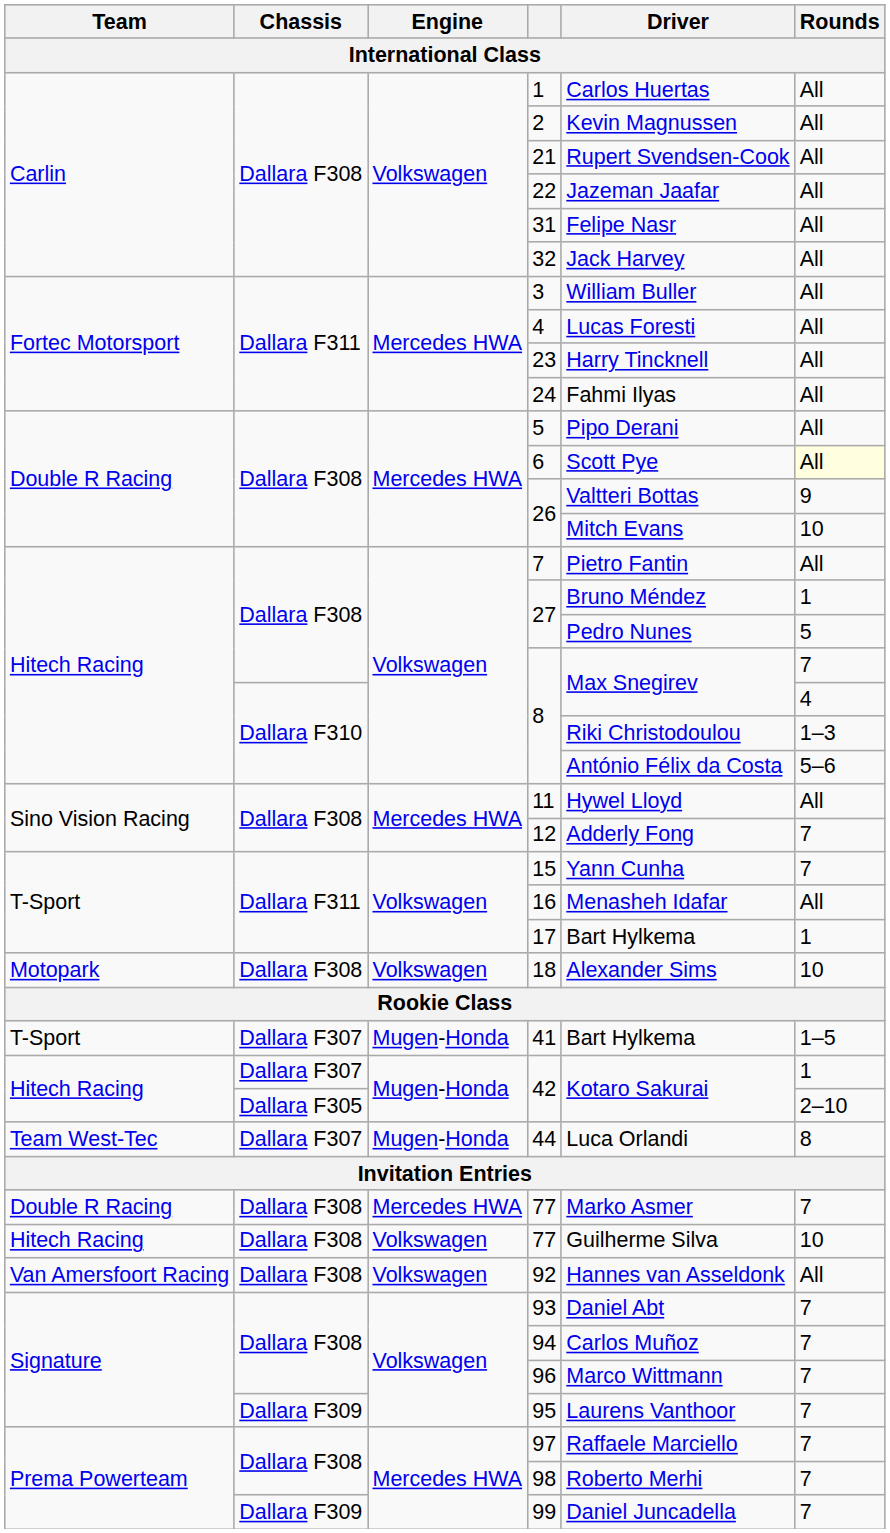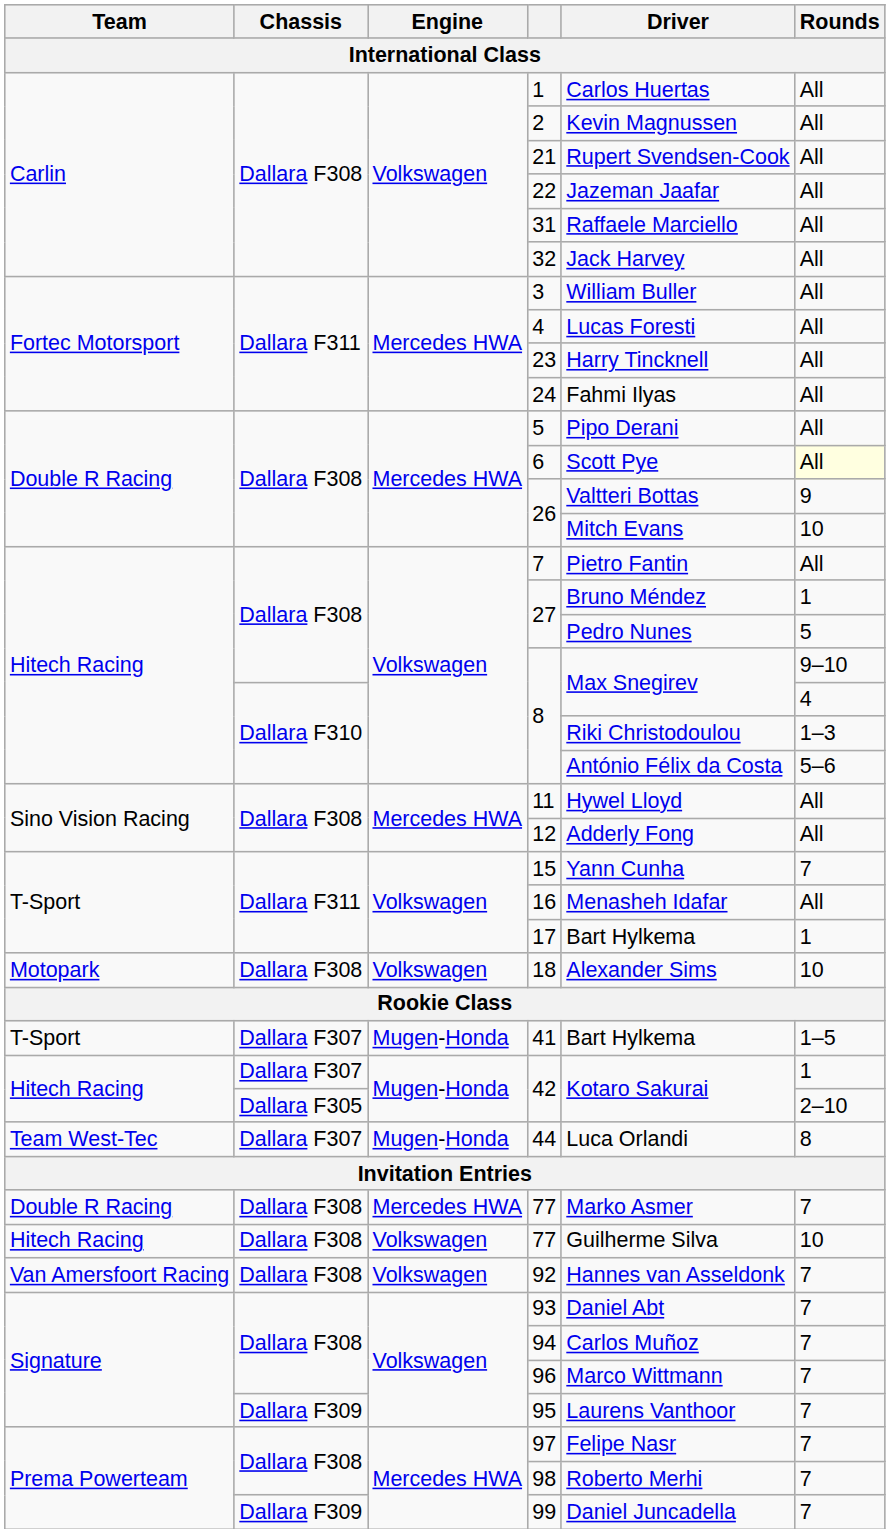(621, 225) Felipe Nasr -> (652, 225) Raffaele Marciello
(806, 665) 7 -> (824, 665) 9–10
(806, 834) 7 -> (812, 834) All
(812, 1275) All -> (806, 1275) 7
(652, 1444) Raffaele Marciello -> (621, 1444) Felipe Nasr
